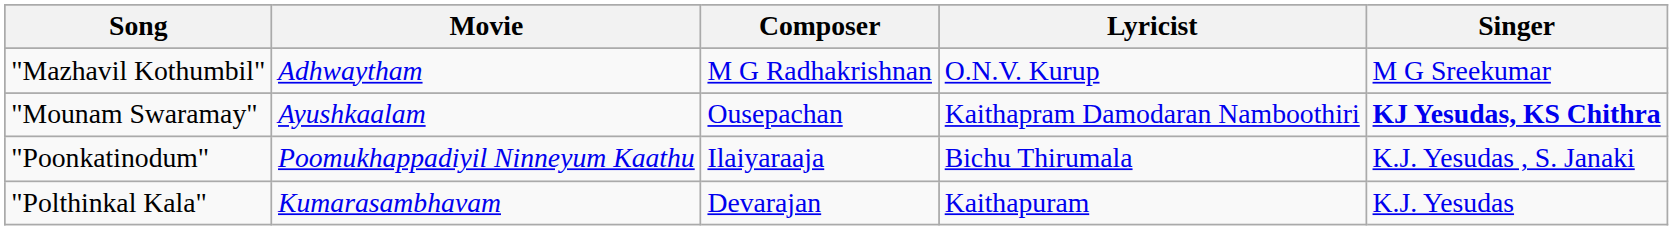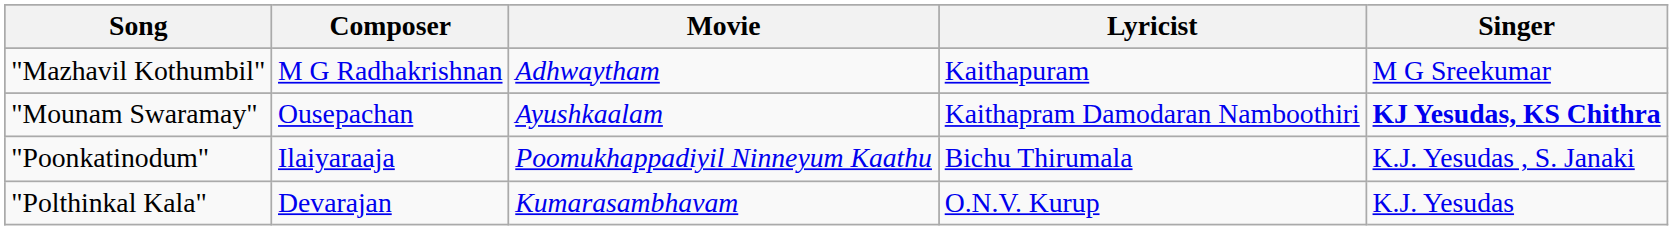columns swapped: (486, 26) <-> (820, 26)
(1022, 70) O.N.V. Kurup -> (1017, 70) Kaithapuram
(1017, 202) Kaithapuram -> (1022, 202) O.N.V. Kurup
